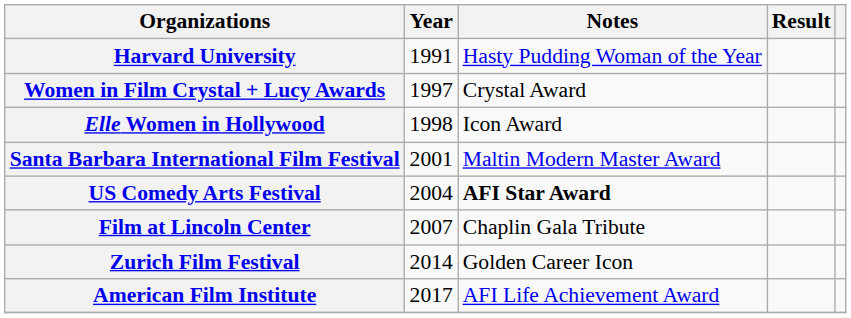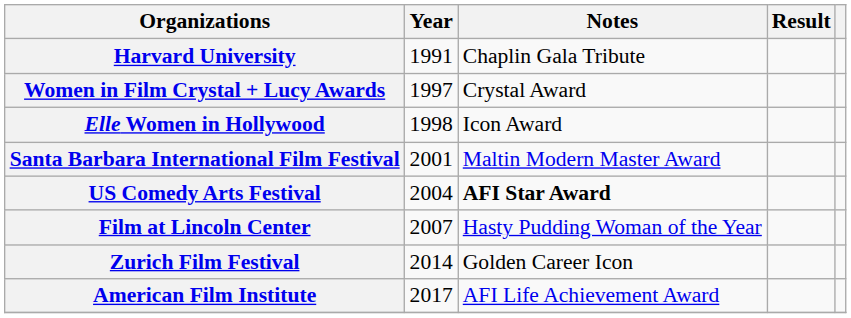(612, 55) Hasty Pudding Woman of the Year -> (554, 55) Chaplin Gala Tribute
(554, 227) Chaplin Gala Tribute -> (612, 227) Hasty Pudding Woman of the Year
